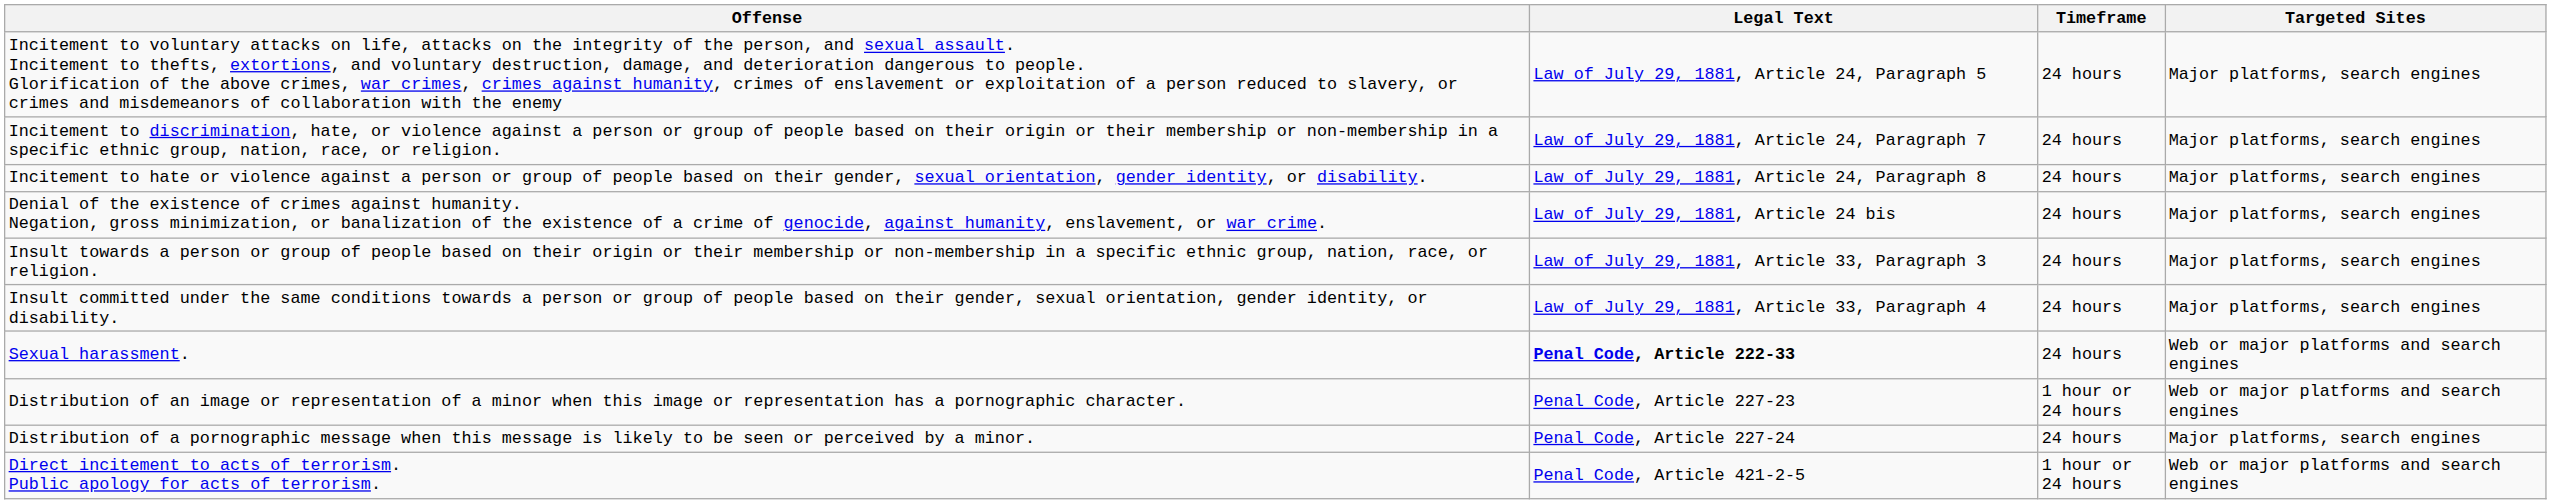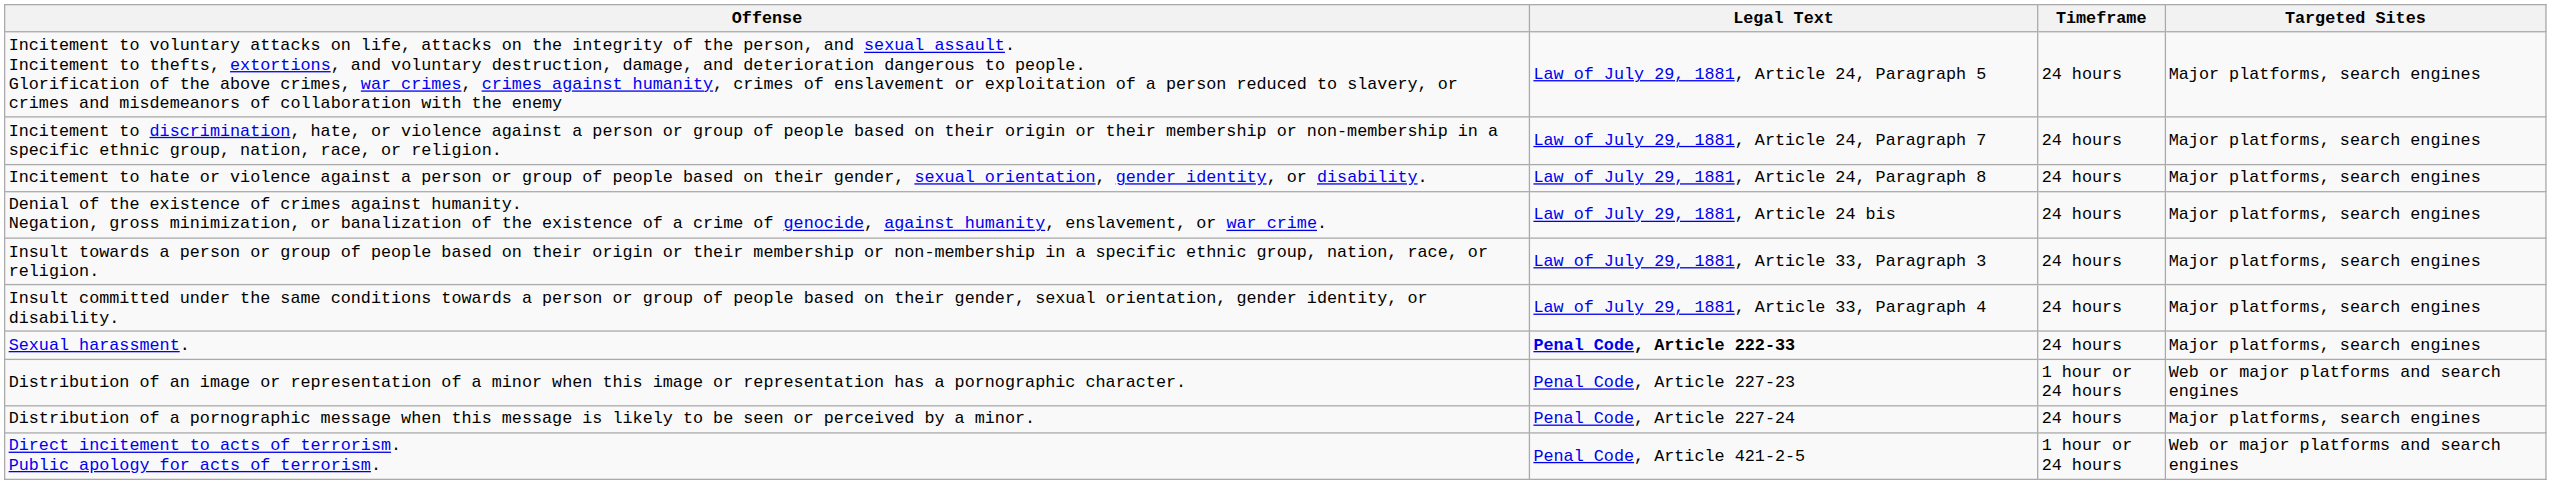(2335, 355) Web or major platforms and search engines -> (2325, 345) Major platforms, search engines
